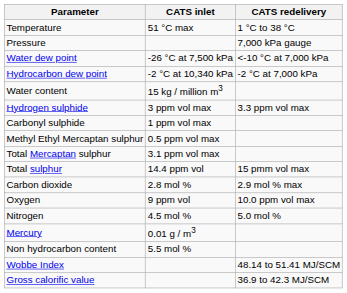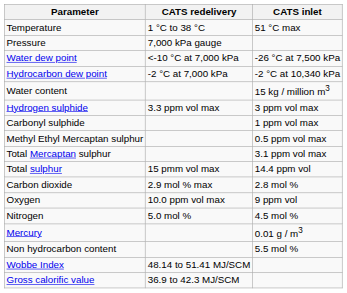columns swapped: (190, 12) <-> (289, 12)
